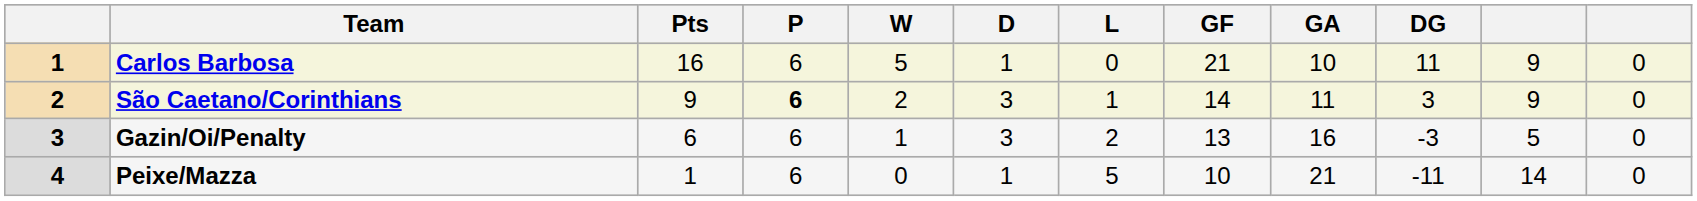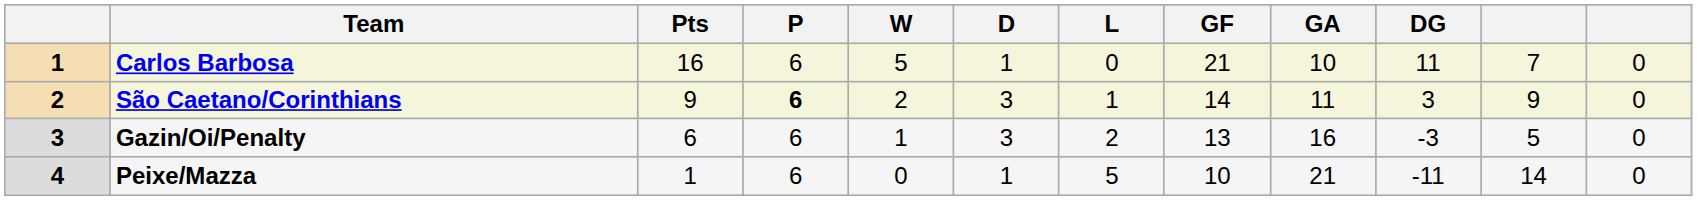(1534, 62) 9 -> (1534, 62) 7
